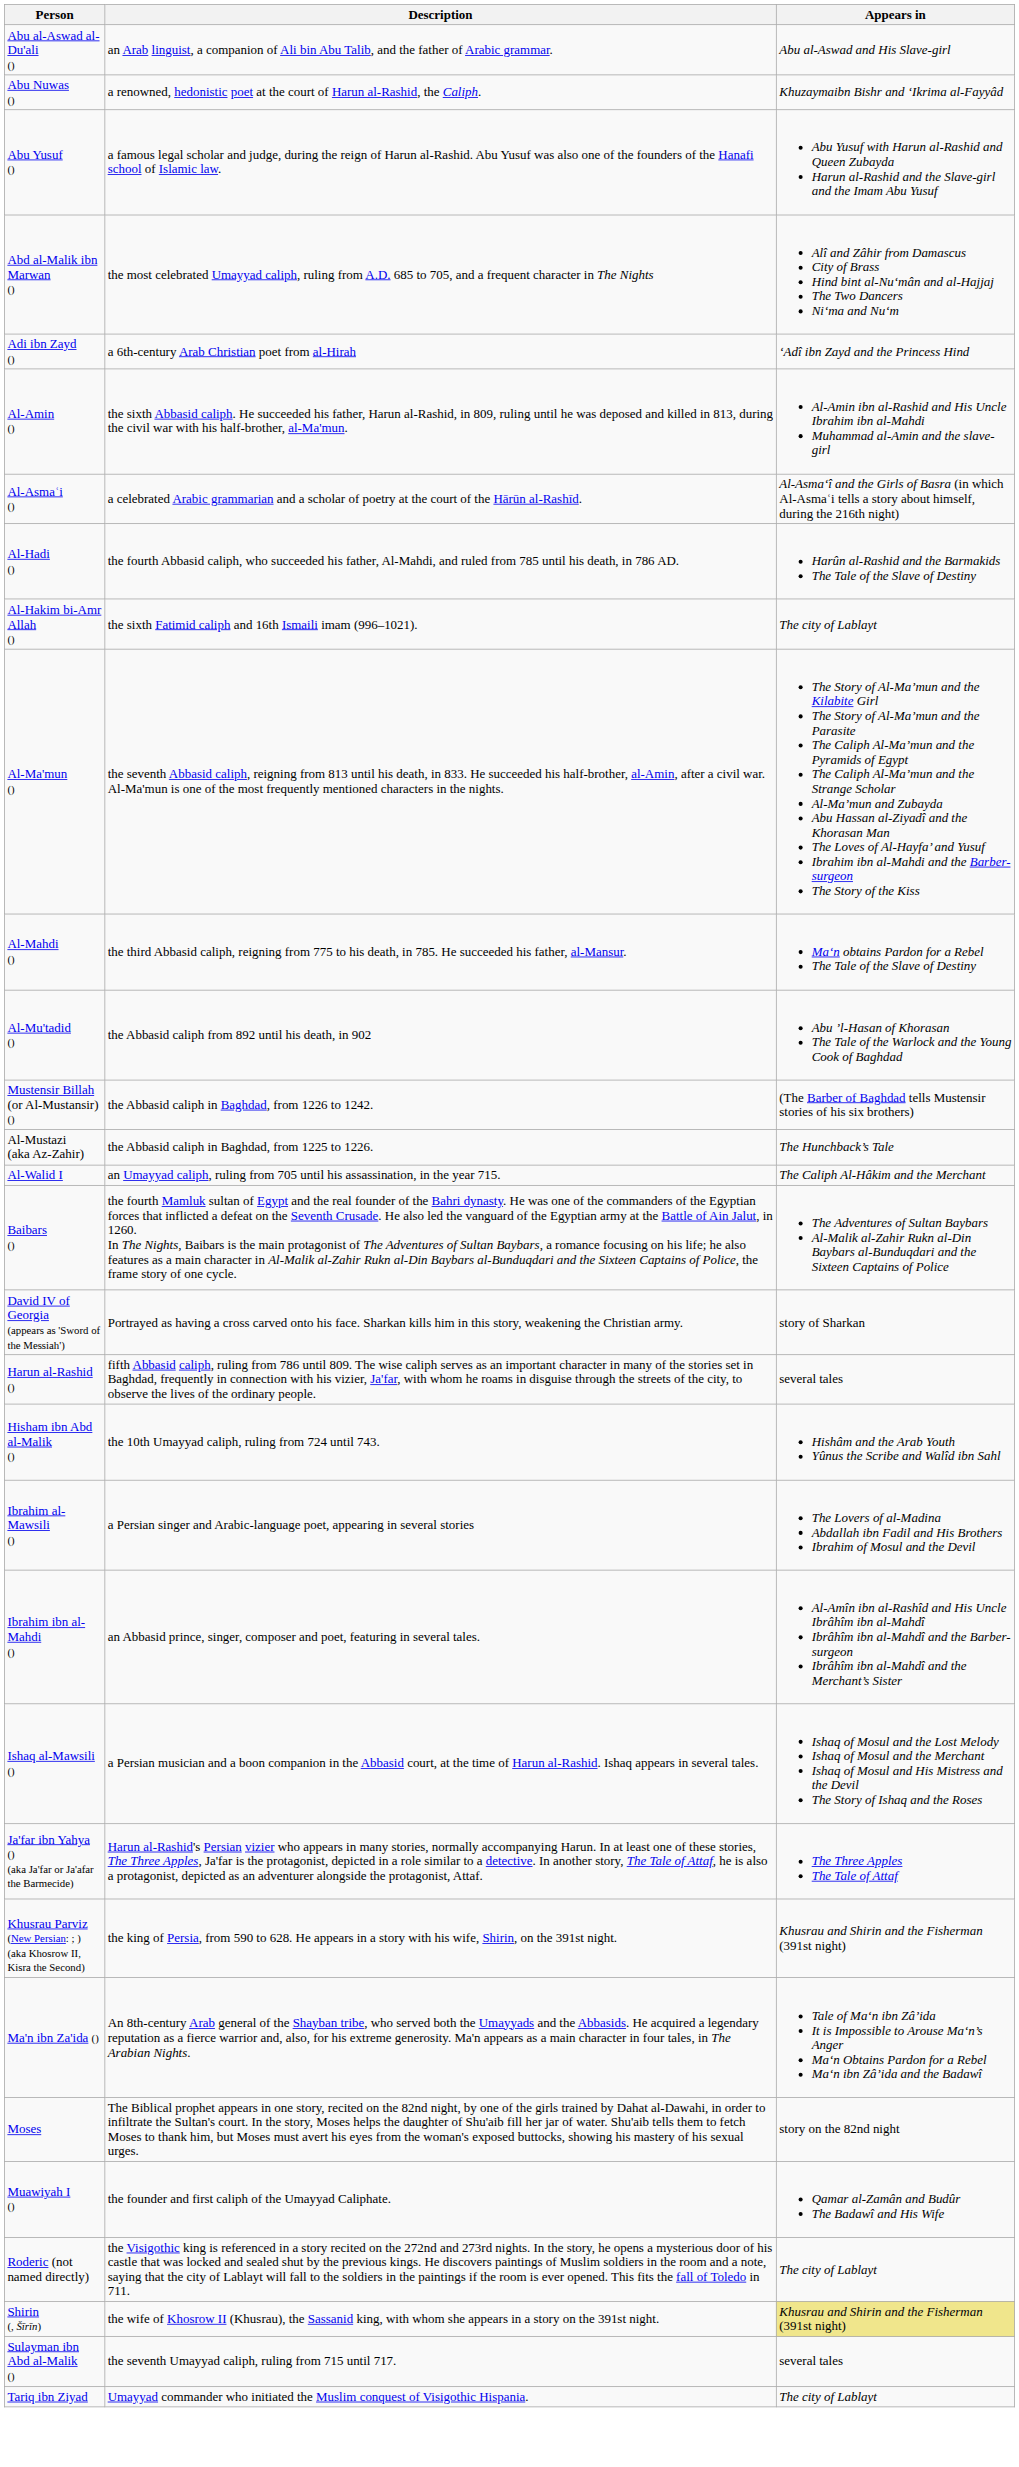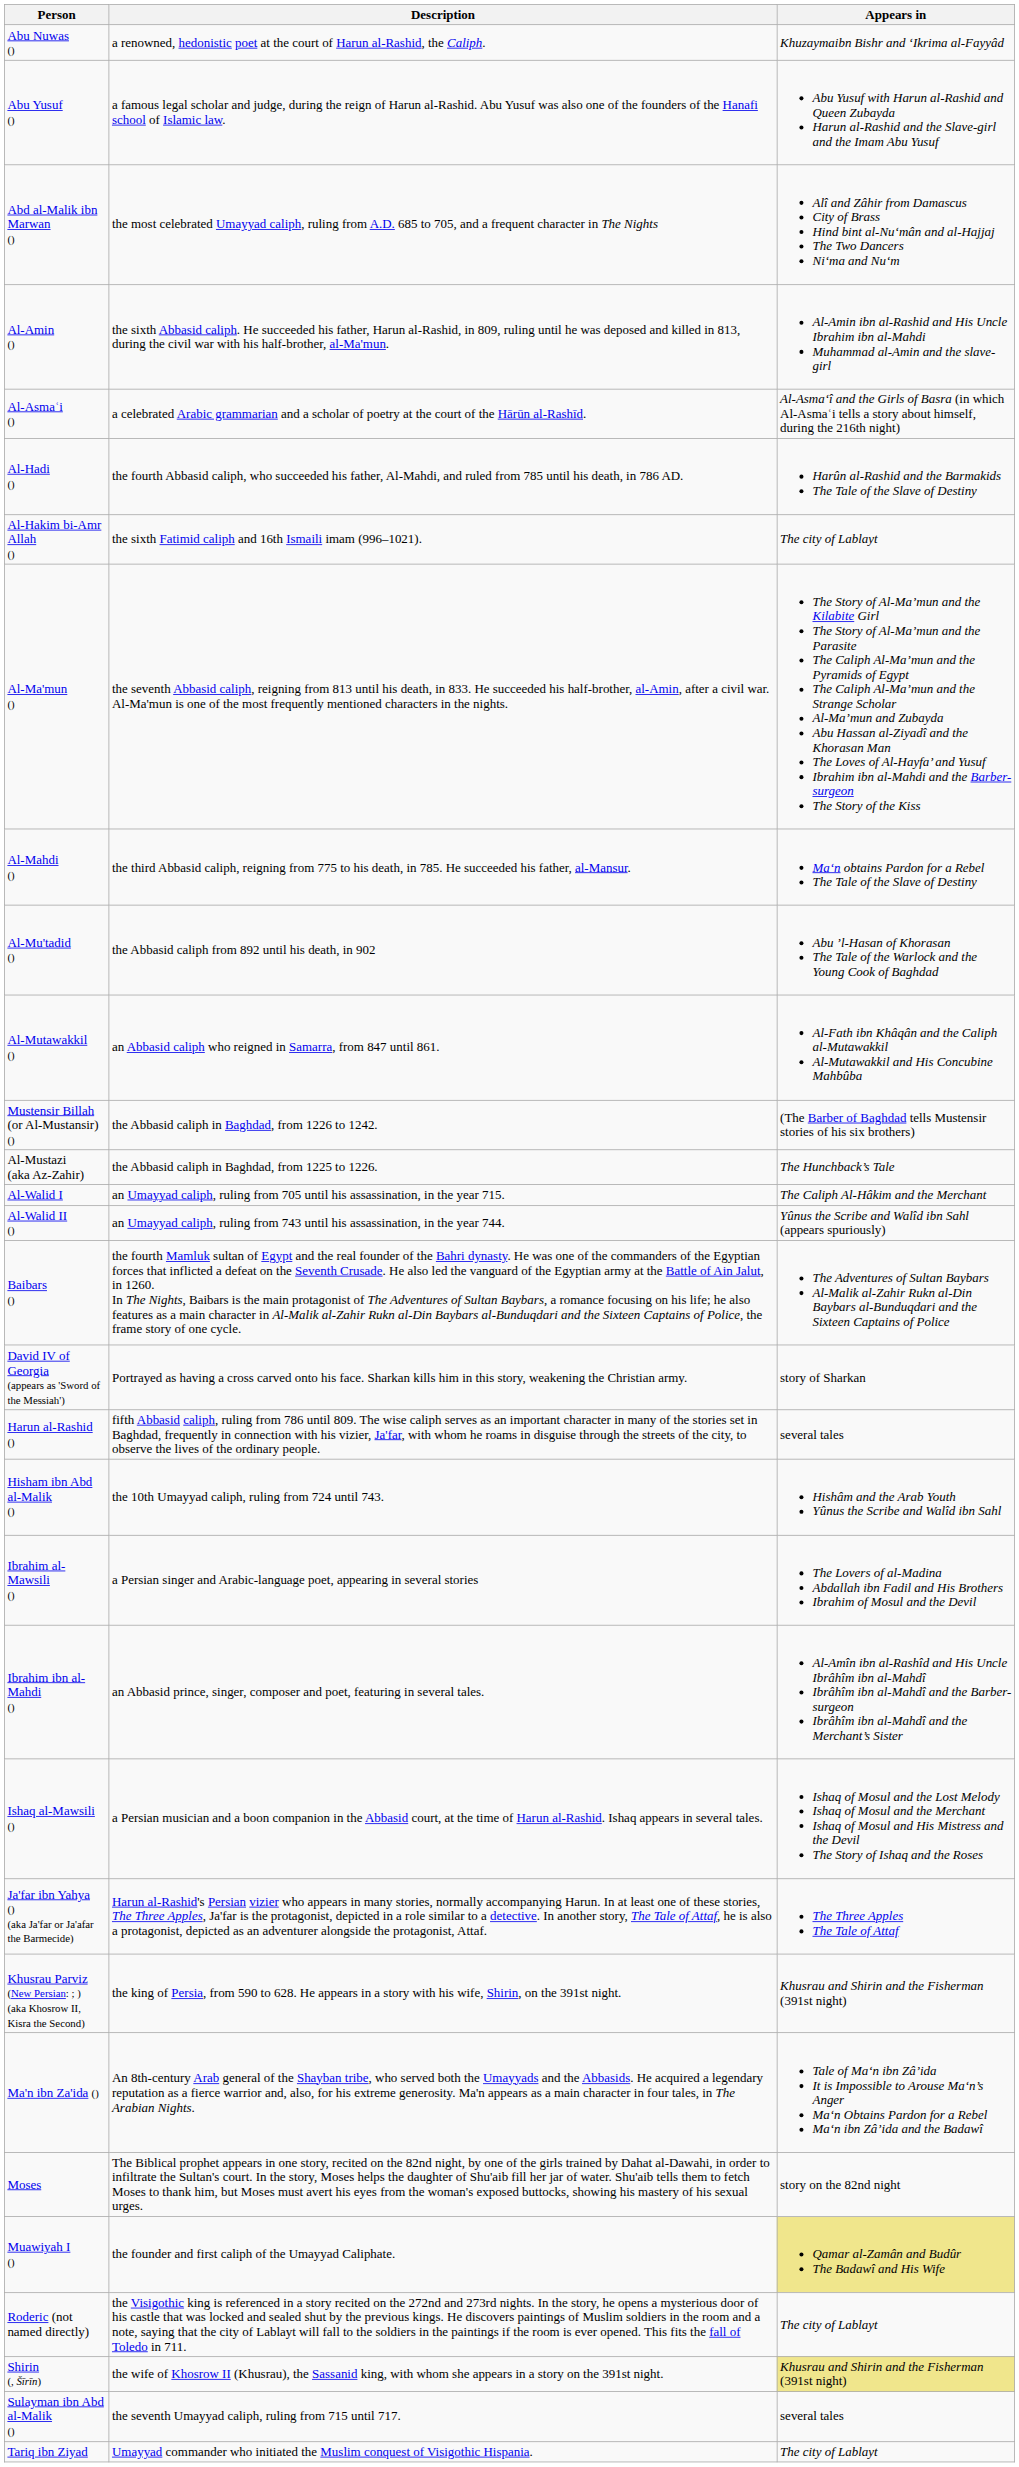- row: (53, 49)
- row: (42, 351)
+ row: (47, 1047)
+ row: (37, 1222)
(895, 2207) no background -> (896, 2262) khaki background
